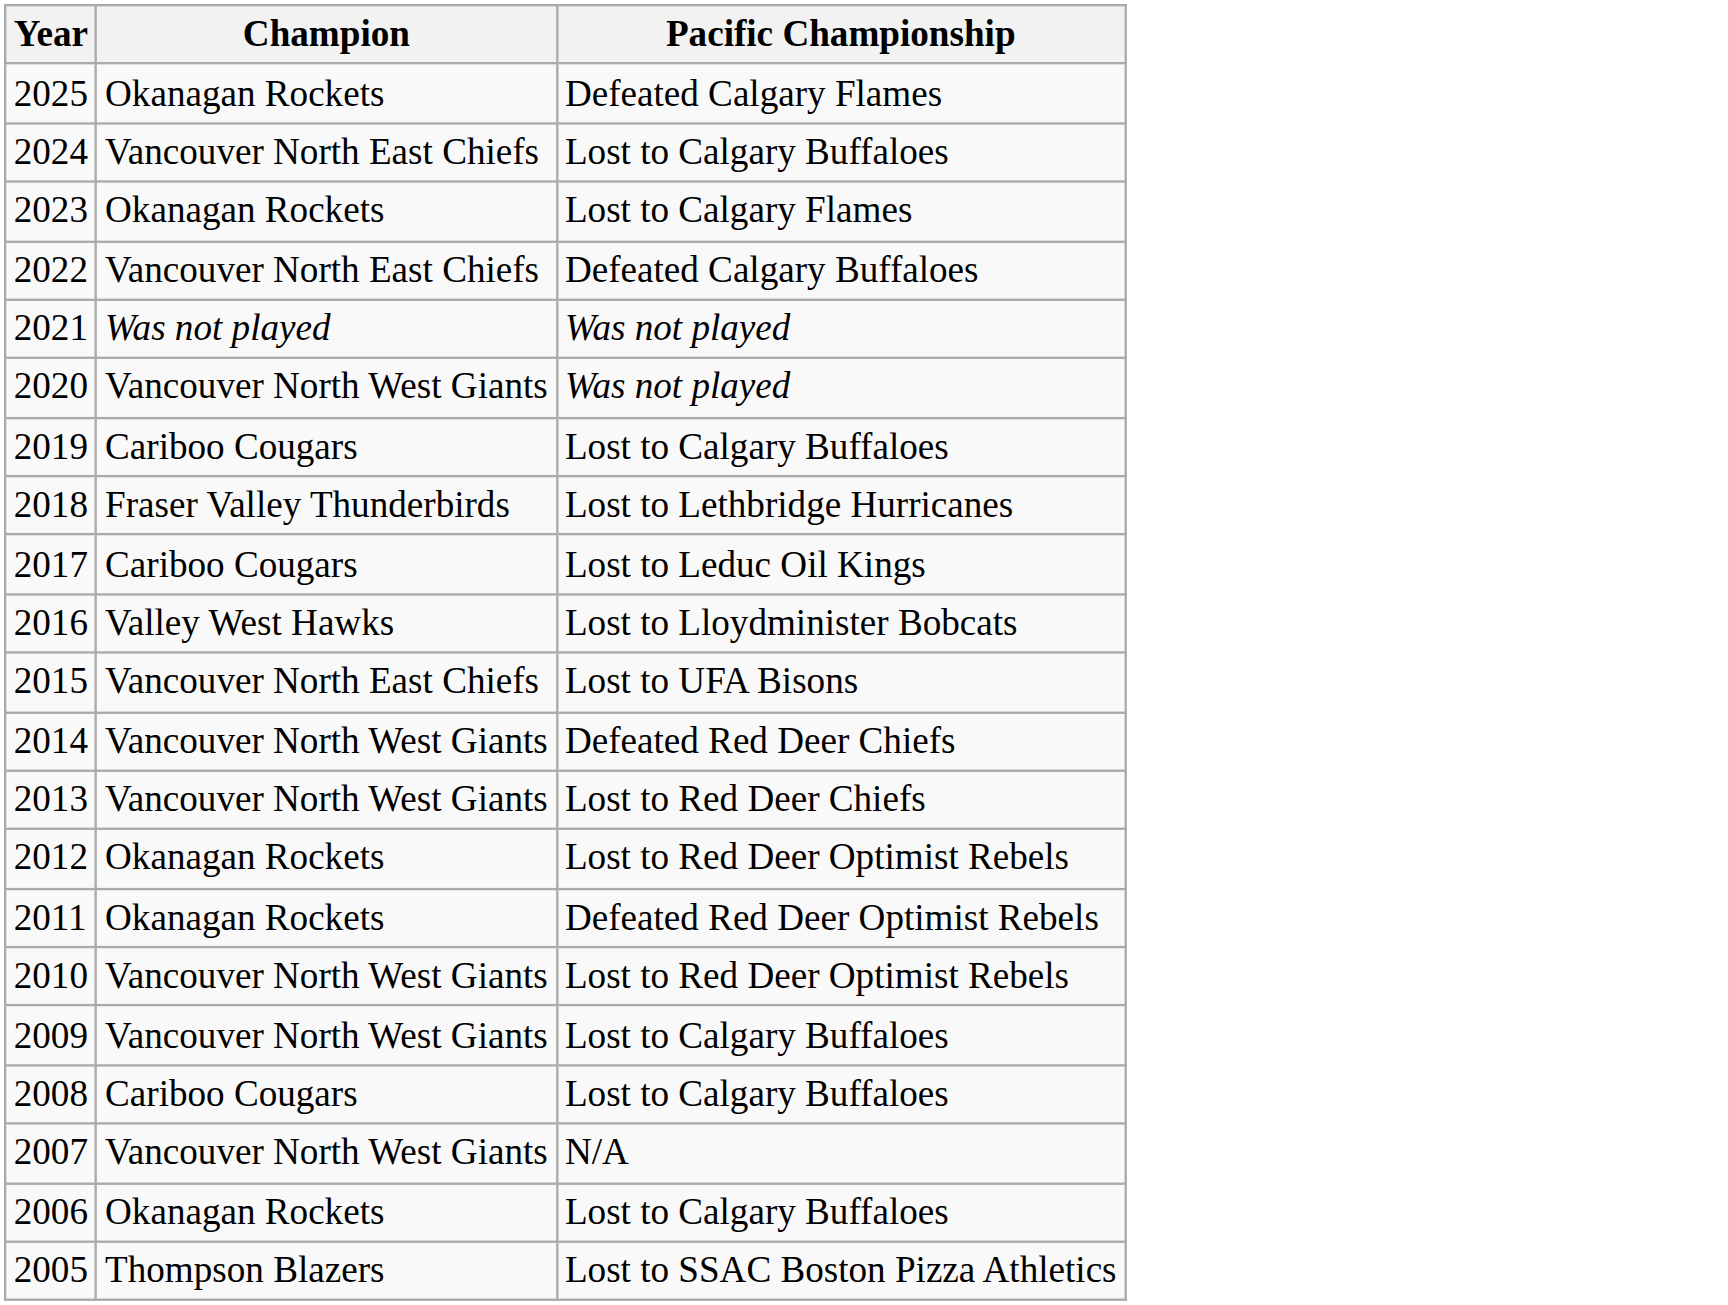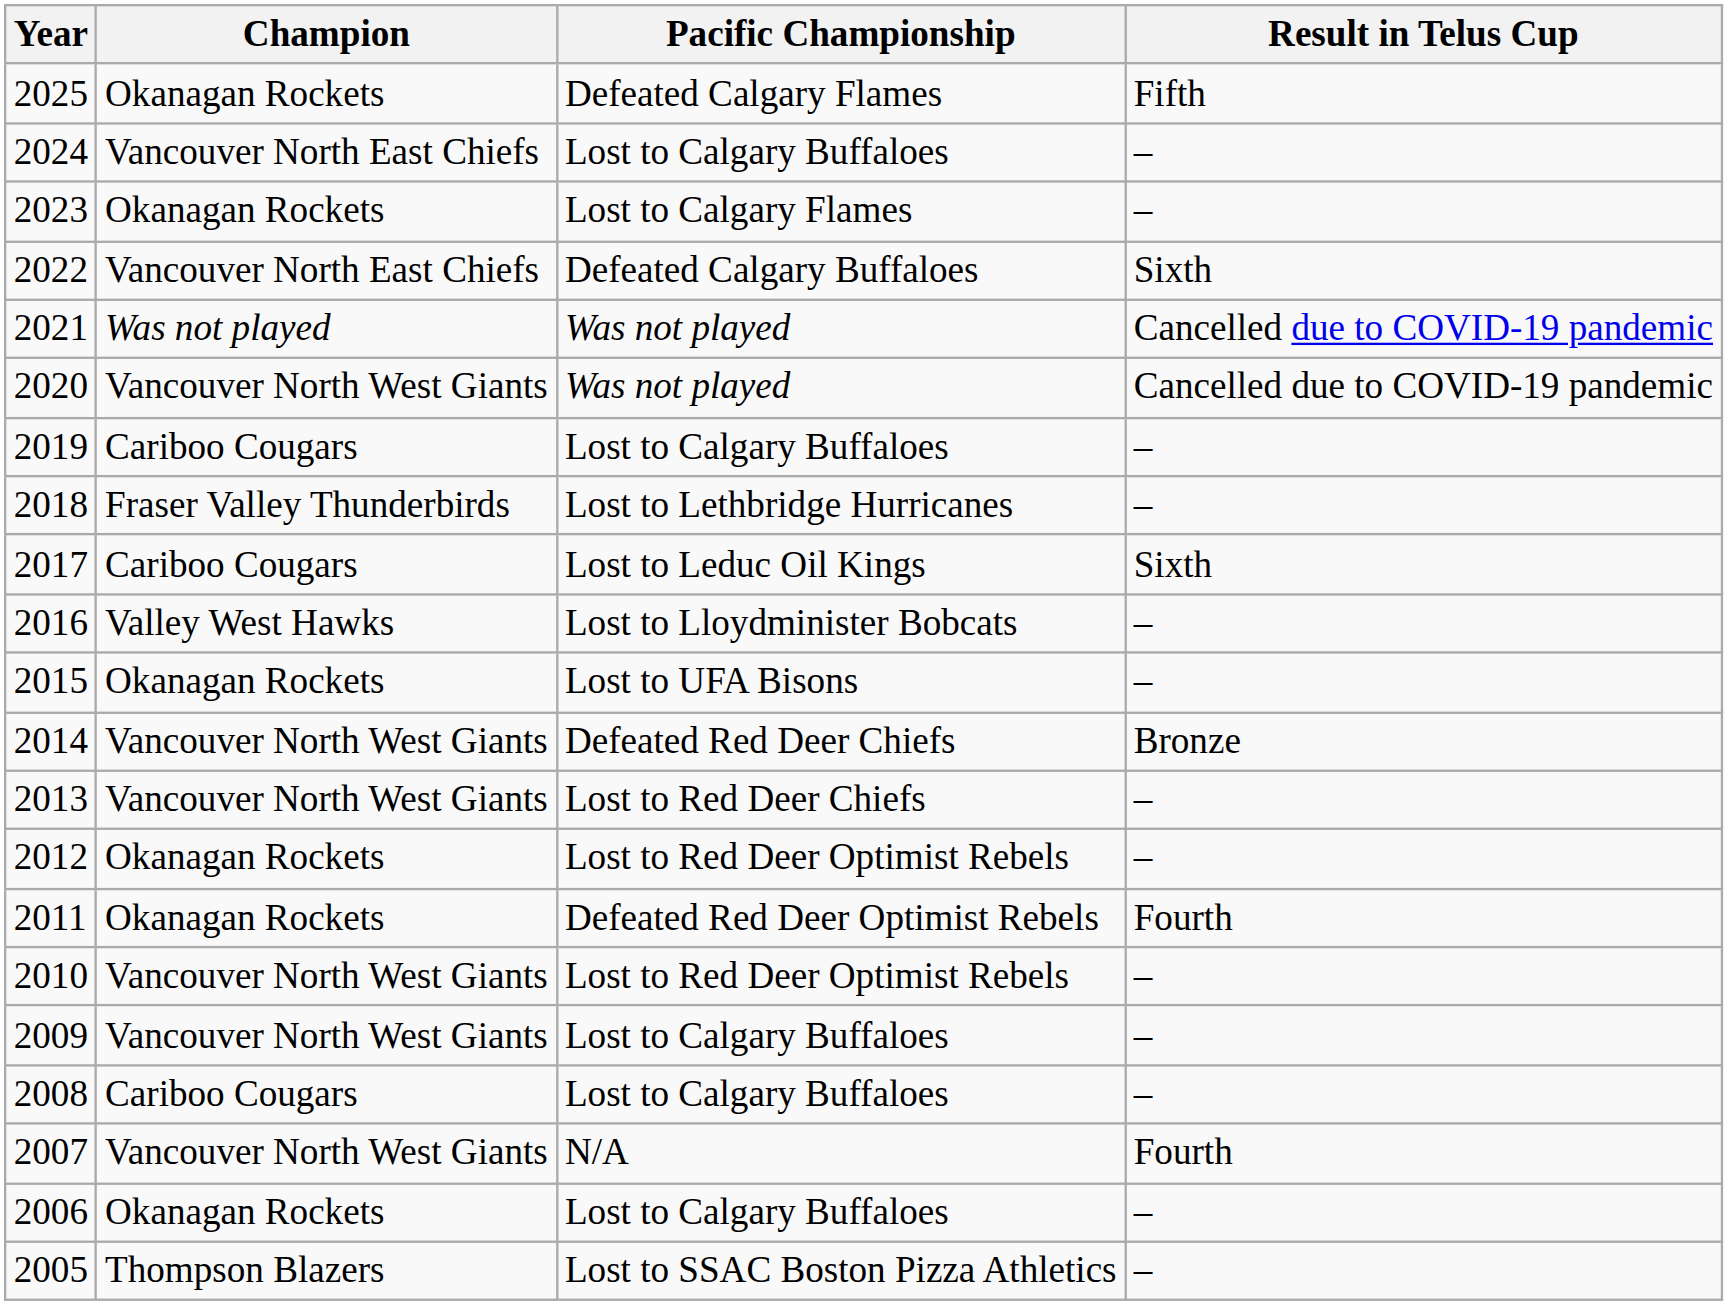+ column: (1423, 33)
(322, 681) Vancouver North East Chiefs -> (245, 681) Okanagan Rockets
